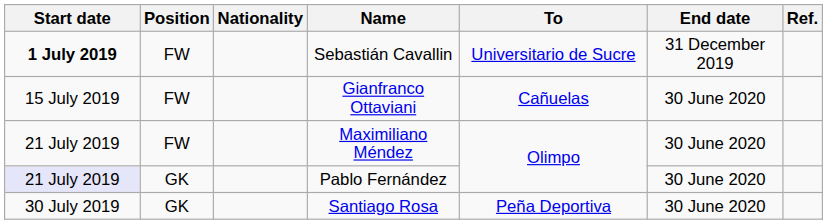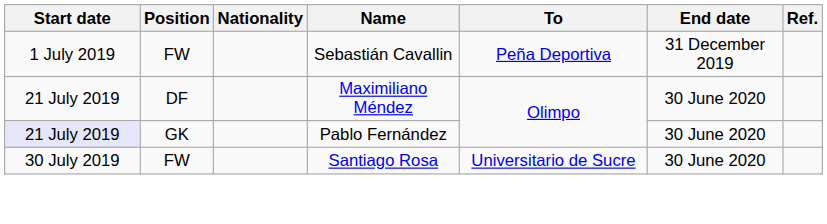(72, 54) bold -> (72, 54) normal
(553, 54) Universitario de Sucre -> (553, 54) Peña Deportiva
- row: (383, 99)
(177, 144) FW -> (177, 99) DF
(177, 206) GK -> (177, 161) FW
(553, 206) Peña Deportiva -> (553, 161) Universitario de Sucre
